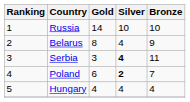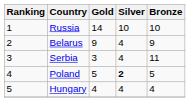(94, 43) 8 -> (94, 43) 9
(121, 58) bold -> (121, 58) normal
(94, 74) 6 -> (94, 74) 5
(152, 74) 7 -> (152, 74) 5
